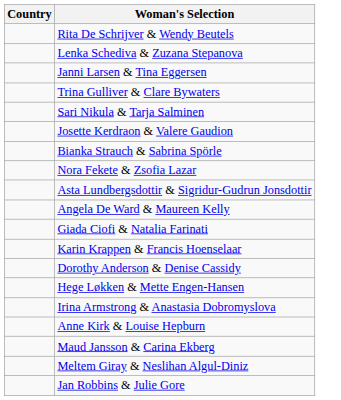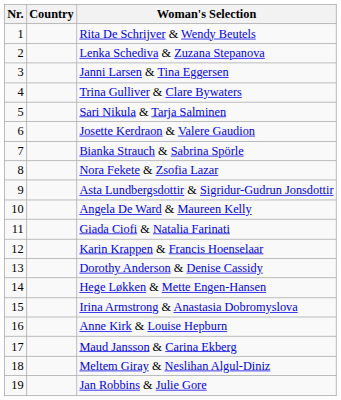+ column: (15, 14)
